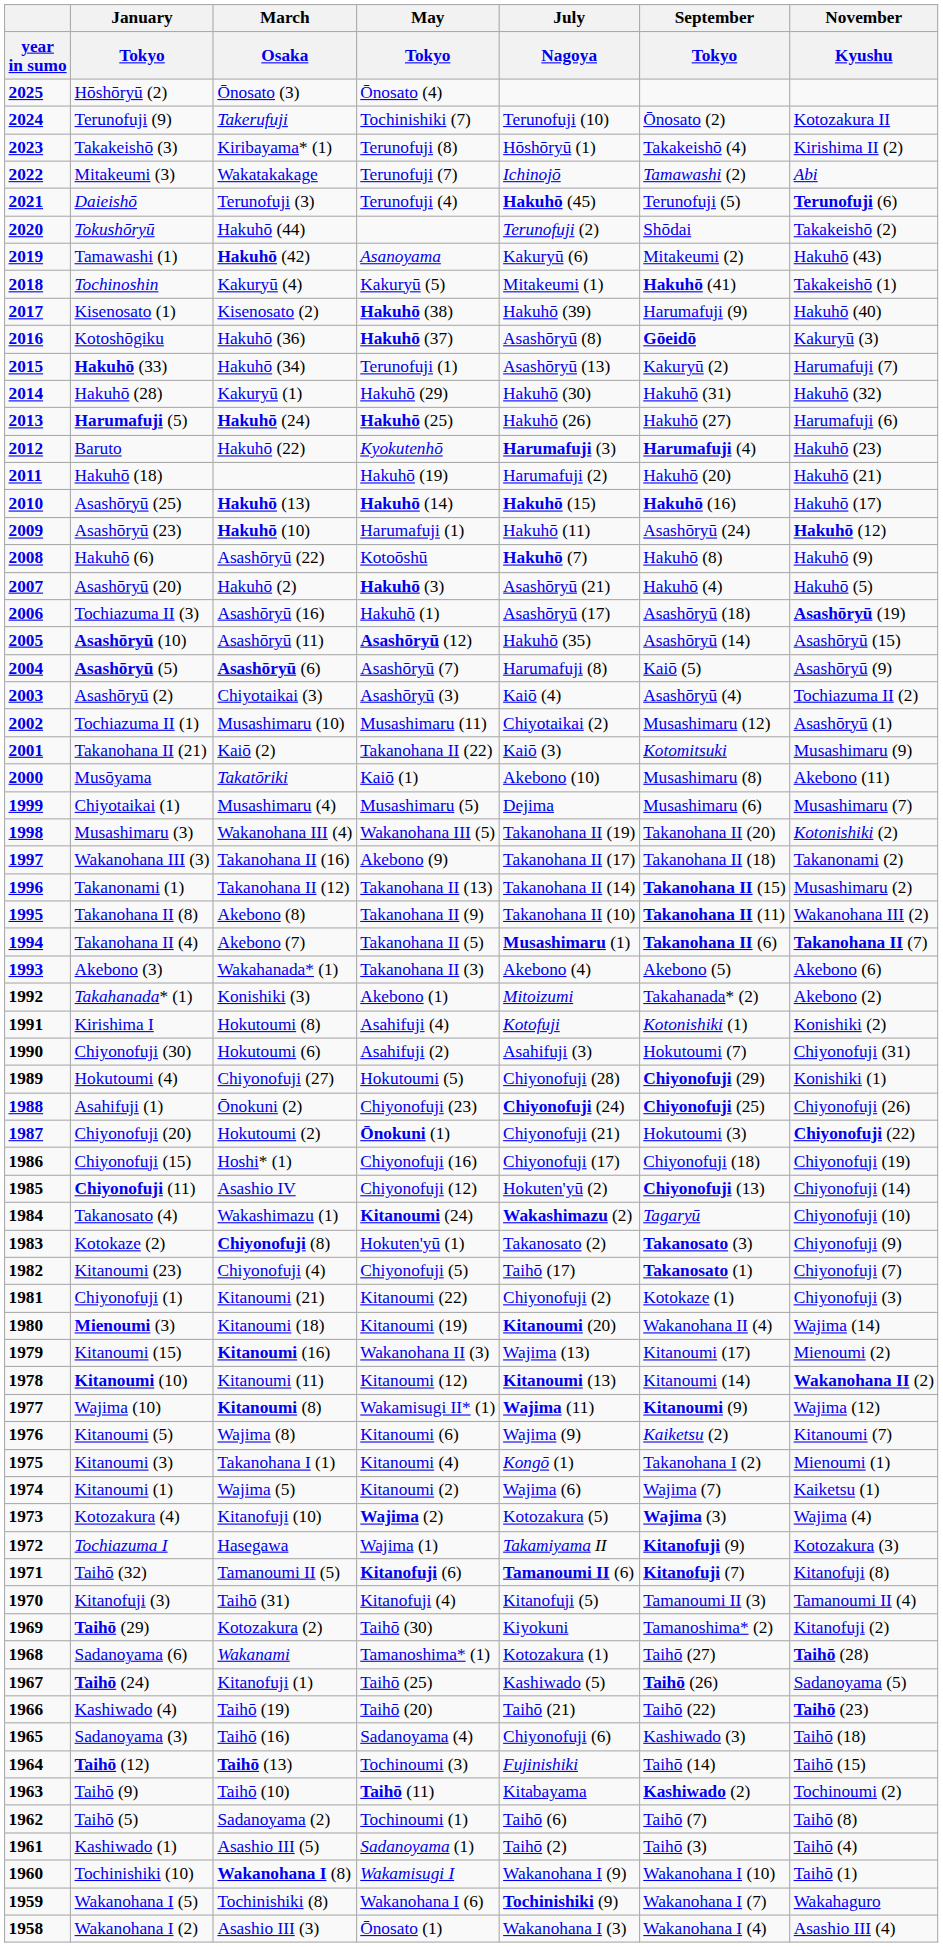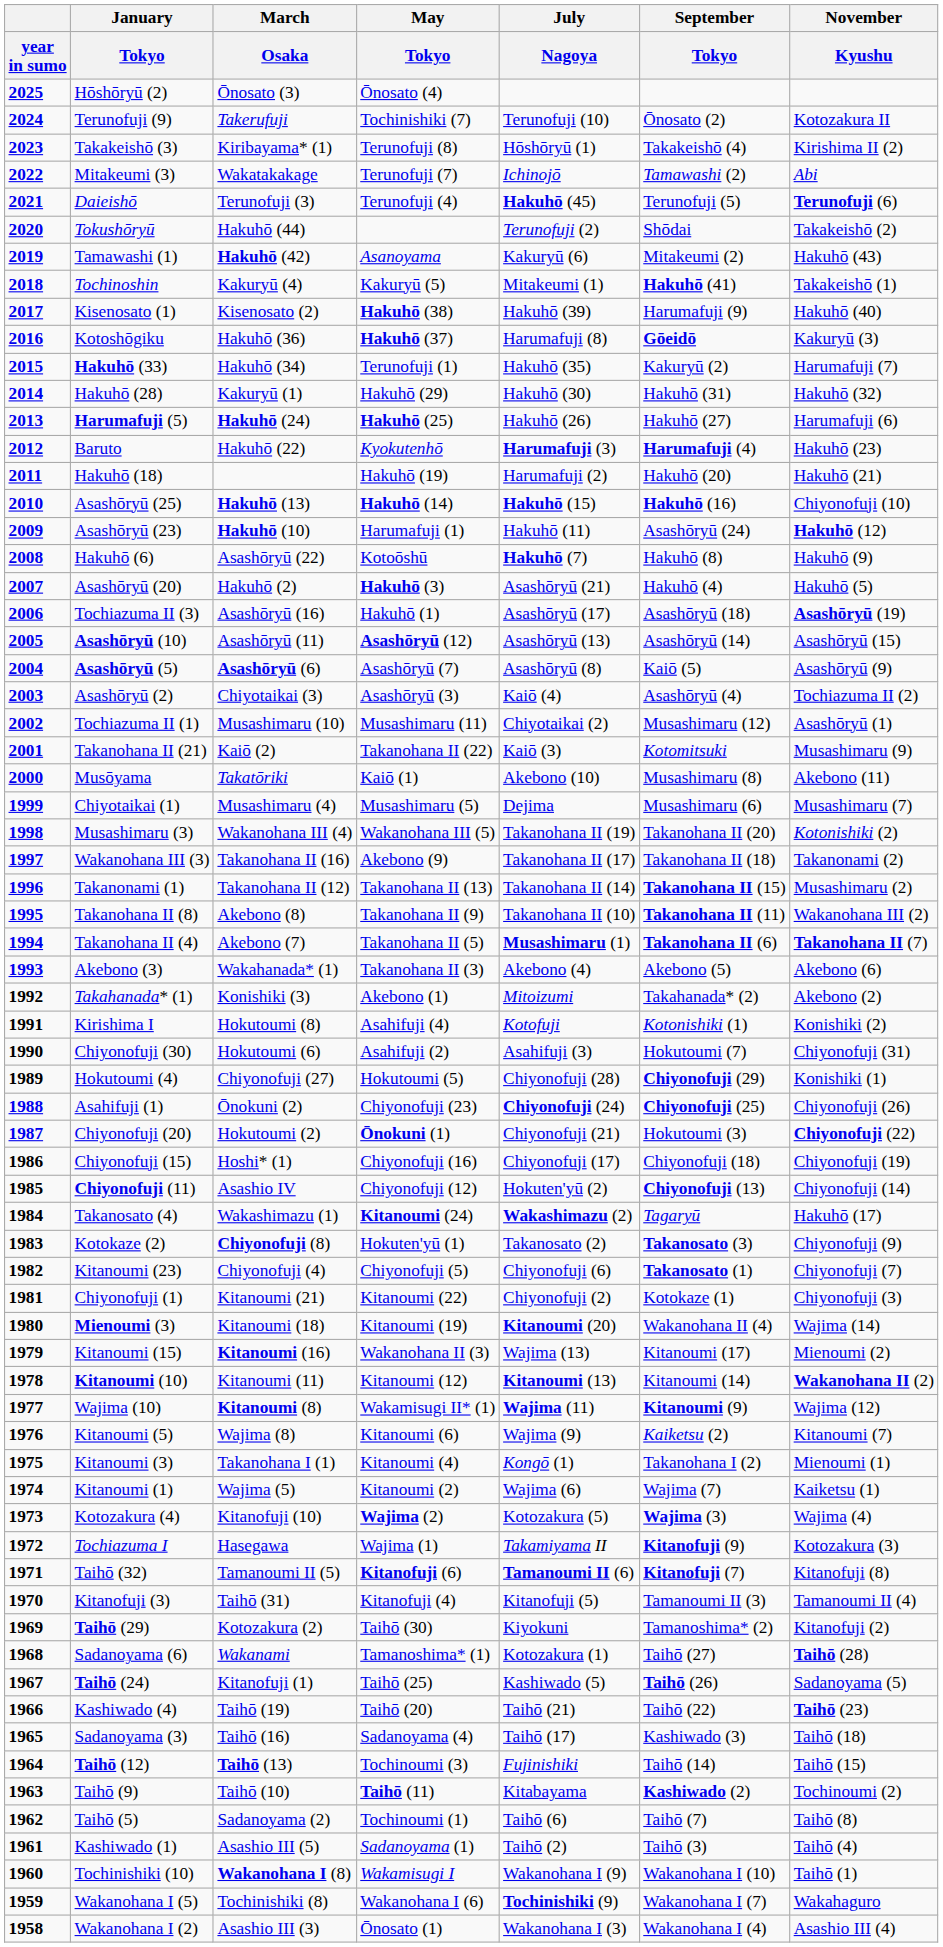(552, 339) Asashōryū (8) -> (555, 339) Harumafuji (8)
(557, 366) Asashōryū (13) -> (547, 366) Hakuhō (35)
(838, 503) Hakuhō (17) -> (852, 503) Chiyonofuji (10)
(547, 640) Hakuhō (35) -> (557, 640) Asashōryū (13)
(555, 667) Harumafuji (8) -> (552, 667) Asashōryū (8)
(852, 1216) Chiyonofuji (10) -> (838, 1216) Hakuhō (17)
(539, 1270) Taihō (17) -> (557, 1270) Chiyonofuji (6)
(557, 1736) Chiyonofuji (6) -> (539, 1736) Taihō (17)
